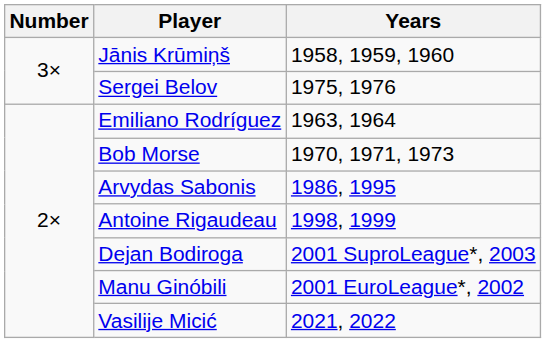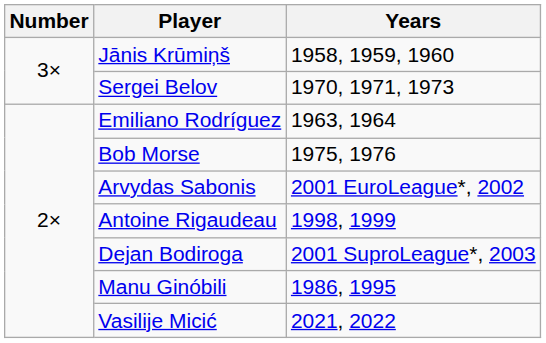(343, 87) 1975, 1976 -> (372, 87) 1970, 1971, 1973
(372, 154) 1970, 1971, 1973 -> (343, 154) 1975, 1976
(343, 187) 1986, 1995 -> (407, 187) 2001 EuroLeague*, 2002
(407, 287) 2001 EuroLeague*, 2002 -> (343, 287) 1986, 1995
